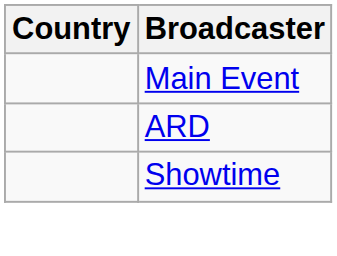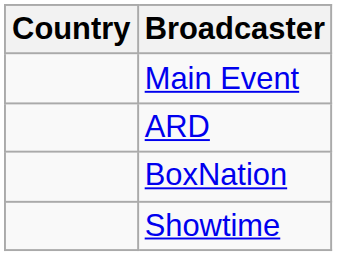+ row: (216, 175)
